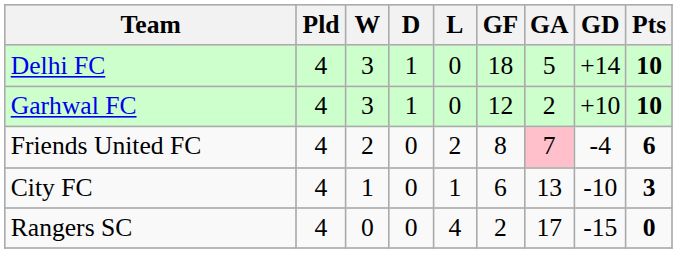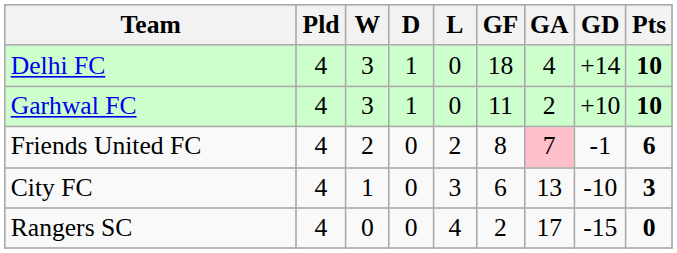(549, 65) 5 -> (549, 65) 4
(500, 106) 12 -> (500, 106) 11
(600, 146) -4 -> (600, 146) -1
(455, 187) 1 -> (455, 187) 3
